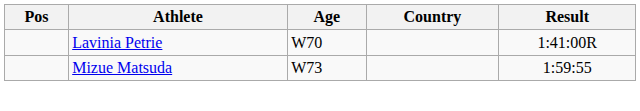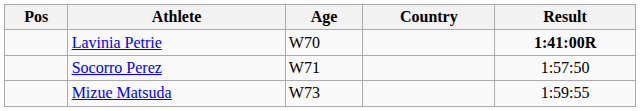(567, 42) normal -> (565, 42) bold
+ row: (117, 67)
